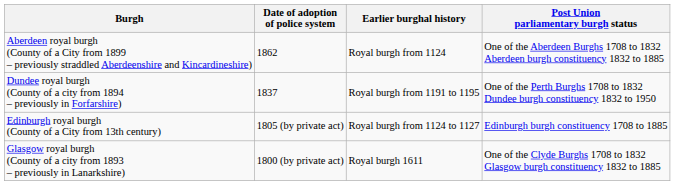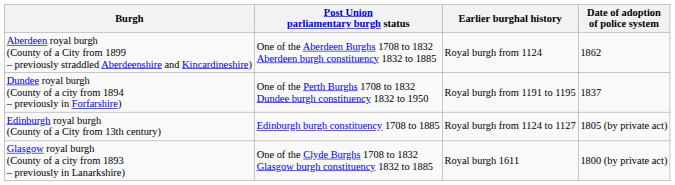columns swapped: (300, 18) <-> (576, 18)
